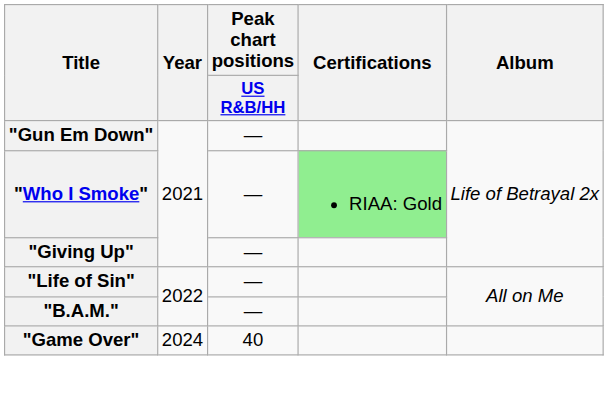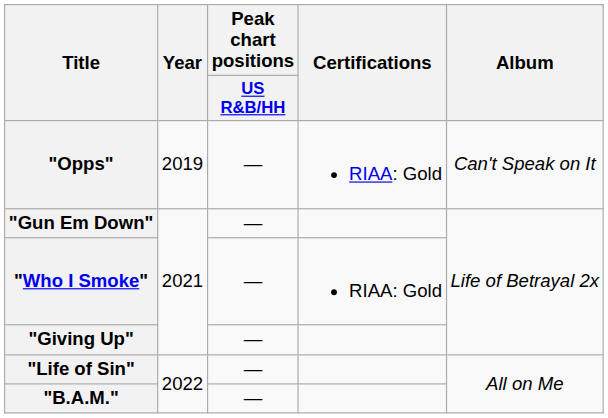+ row: (81, 164)
(372, 204) lightgreen background -> (372, 292) no background
- row: (81, 340)
